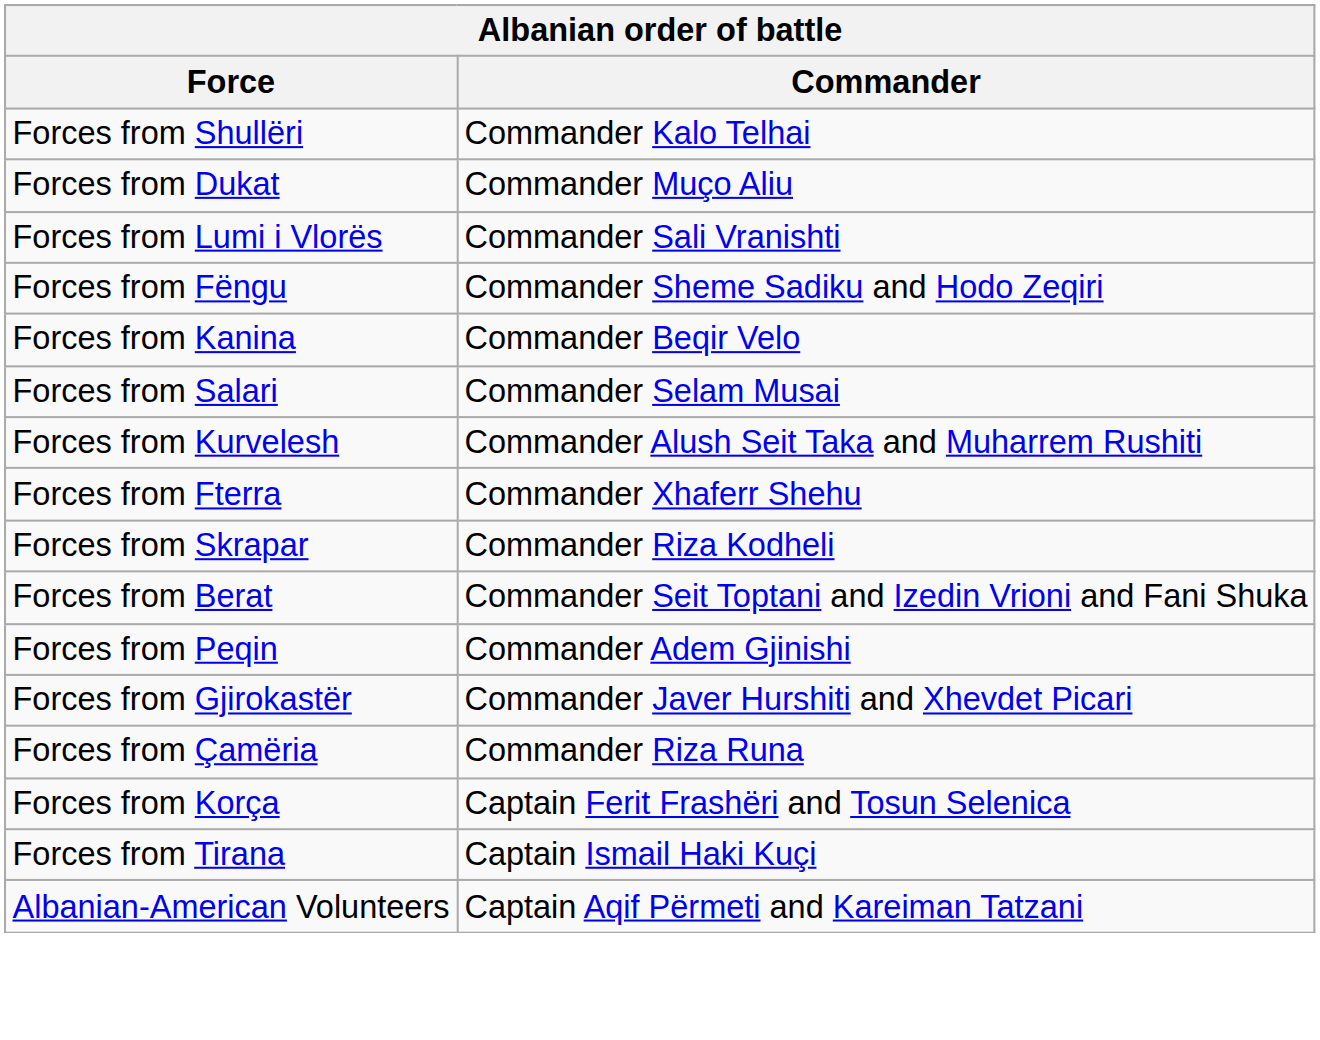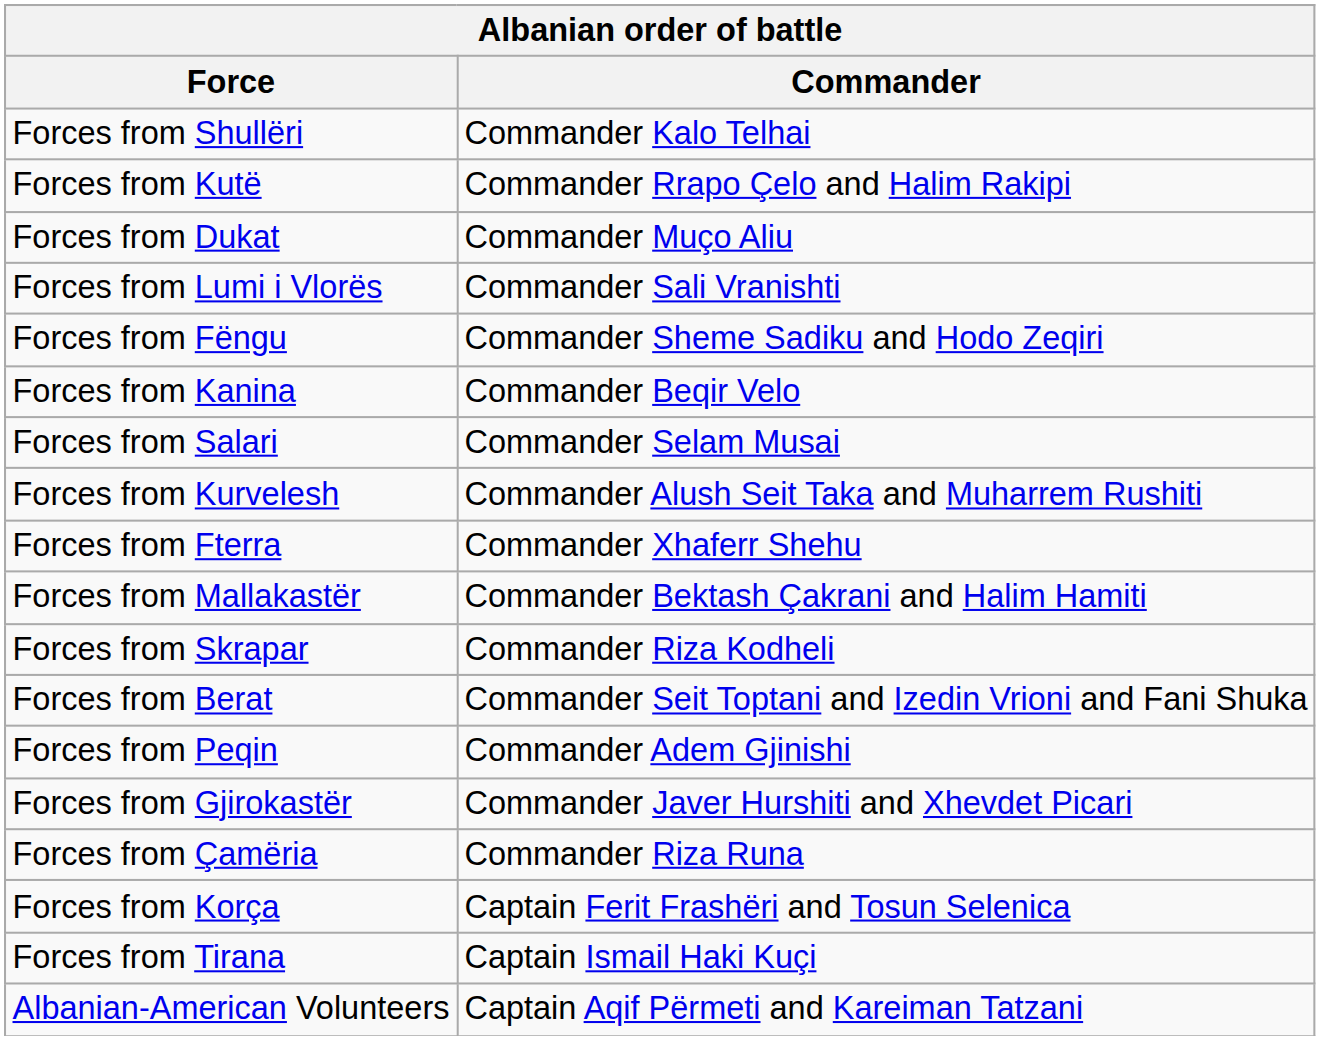+ row: (137, 184)
+ row: (187, 596)
